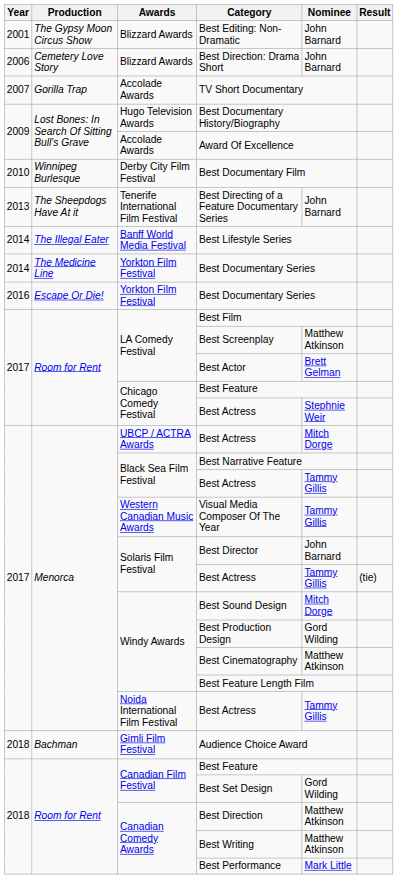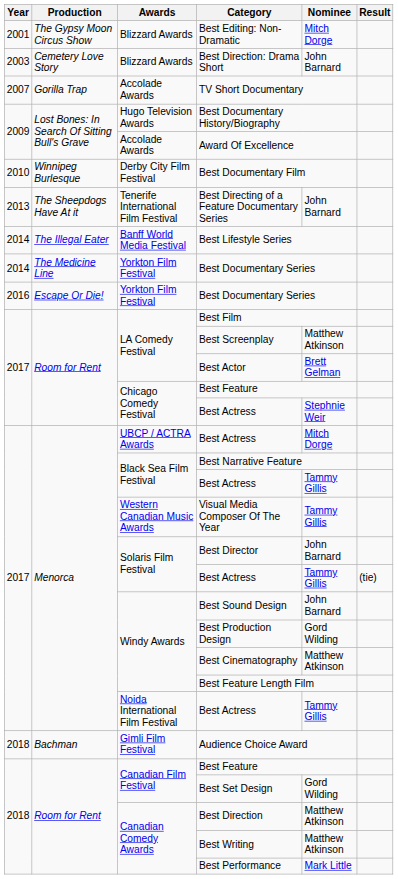(323, 34) John Barnard -> (318, 34) Mitch Dorge
(18, 62) 2006 -> (18, 62) 2003
(318, 606) Mitch Dorge -> (323, 606) John Barnard
